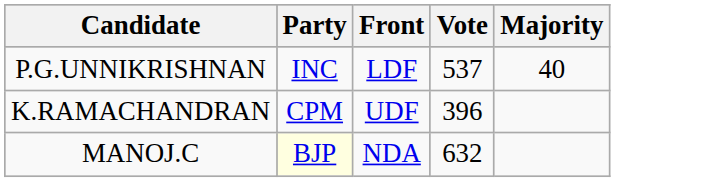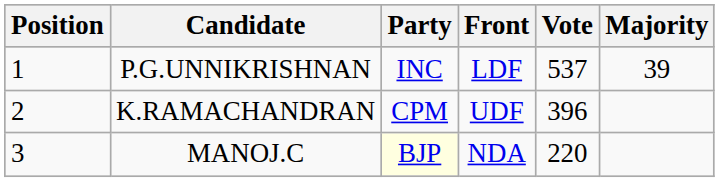+ column: (57, 25)
(552, 68) 40 -> (657, 68) 39
(462, 153) 632 -> (567, 153) 220
